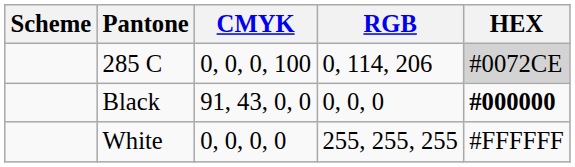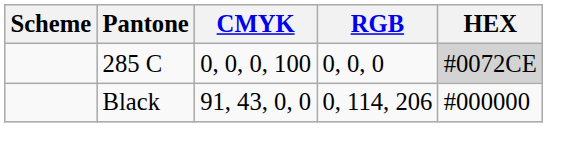(377, 63) 0, 114, 206 -> (353, 63) 0, 0, 0
(353, 102) 0, 0, 0 -> (377, 102) 0, 114, 206
(512, 102) bold -> (487, 102) normal
- row: (133, 141)
